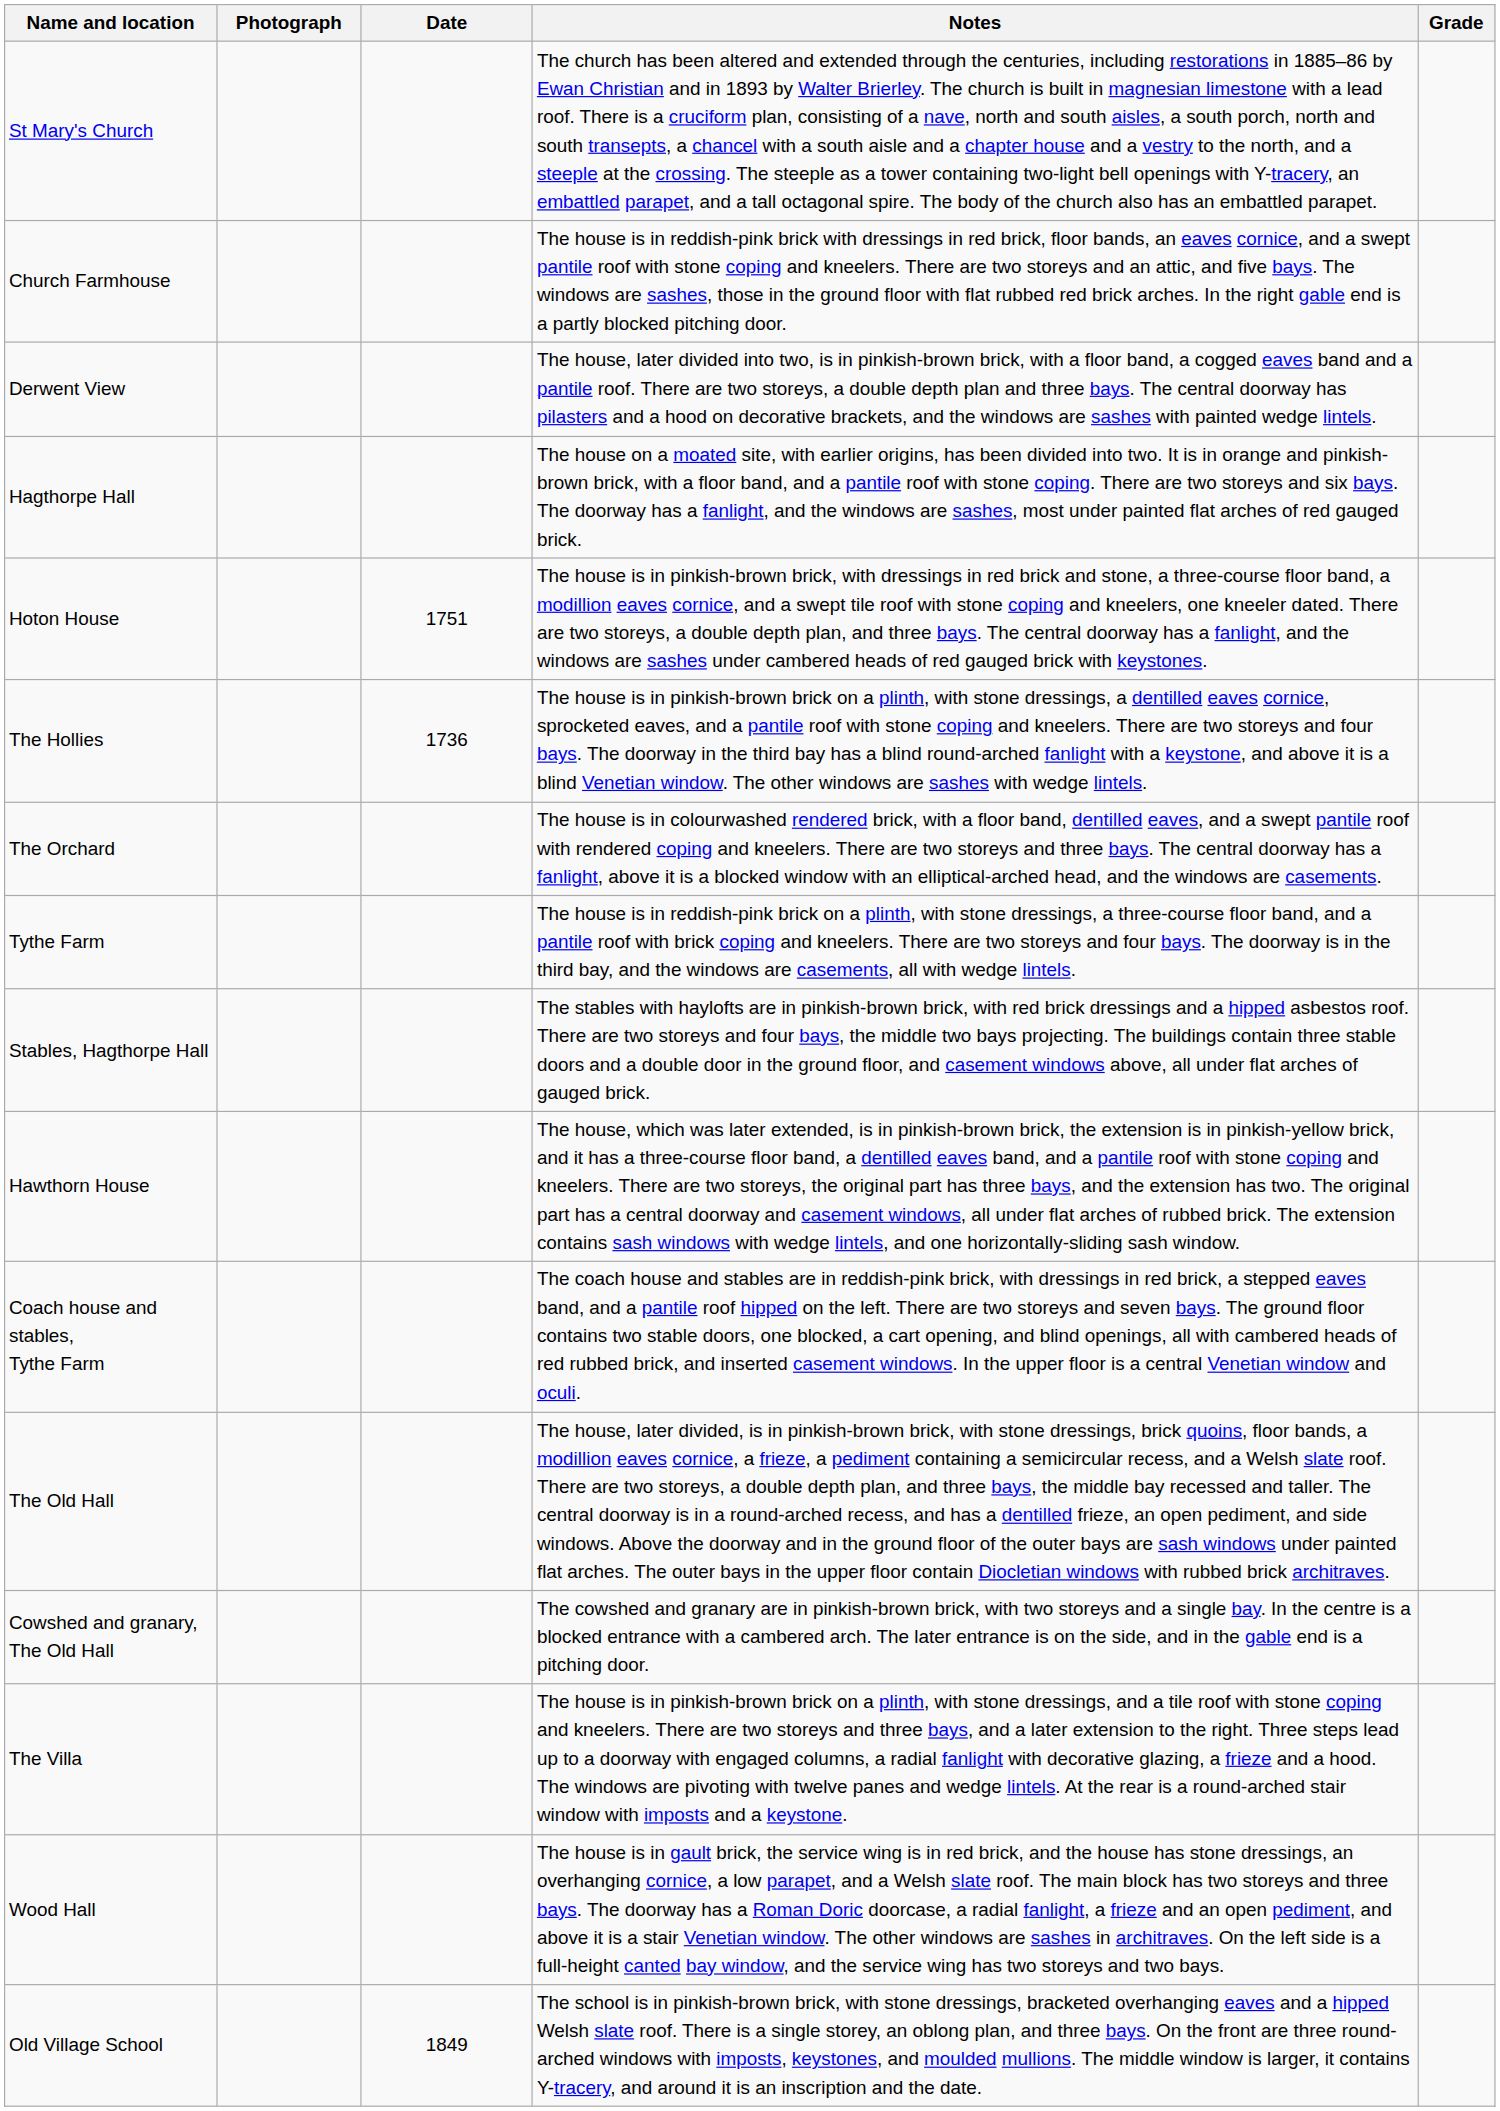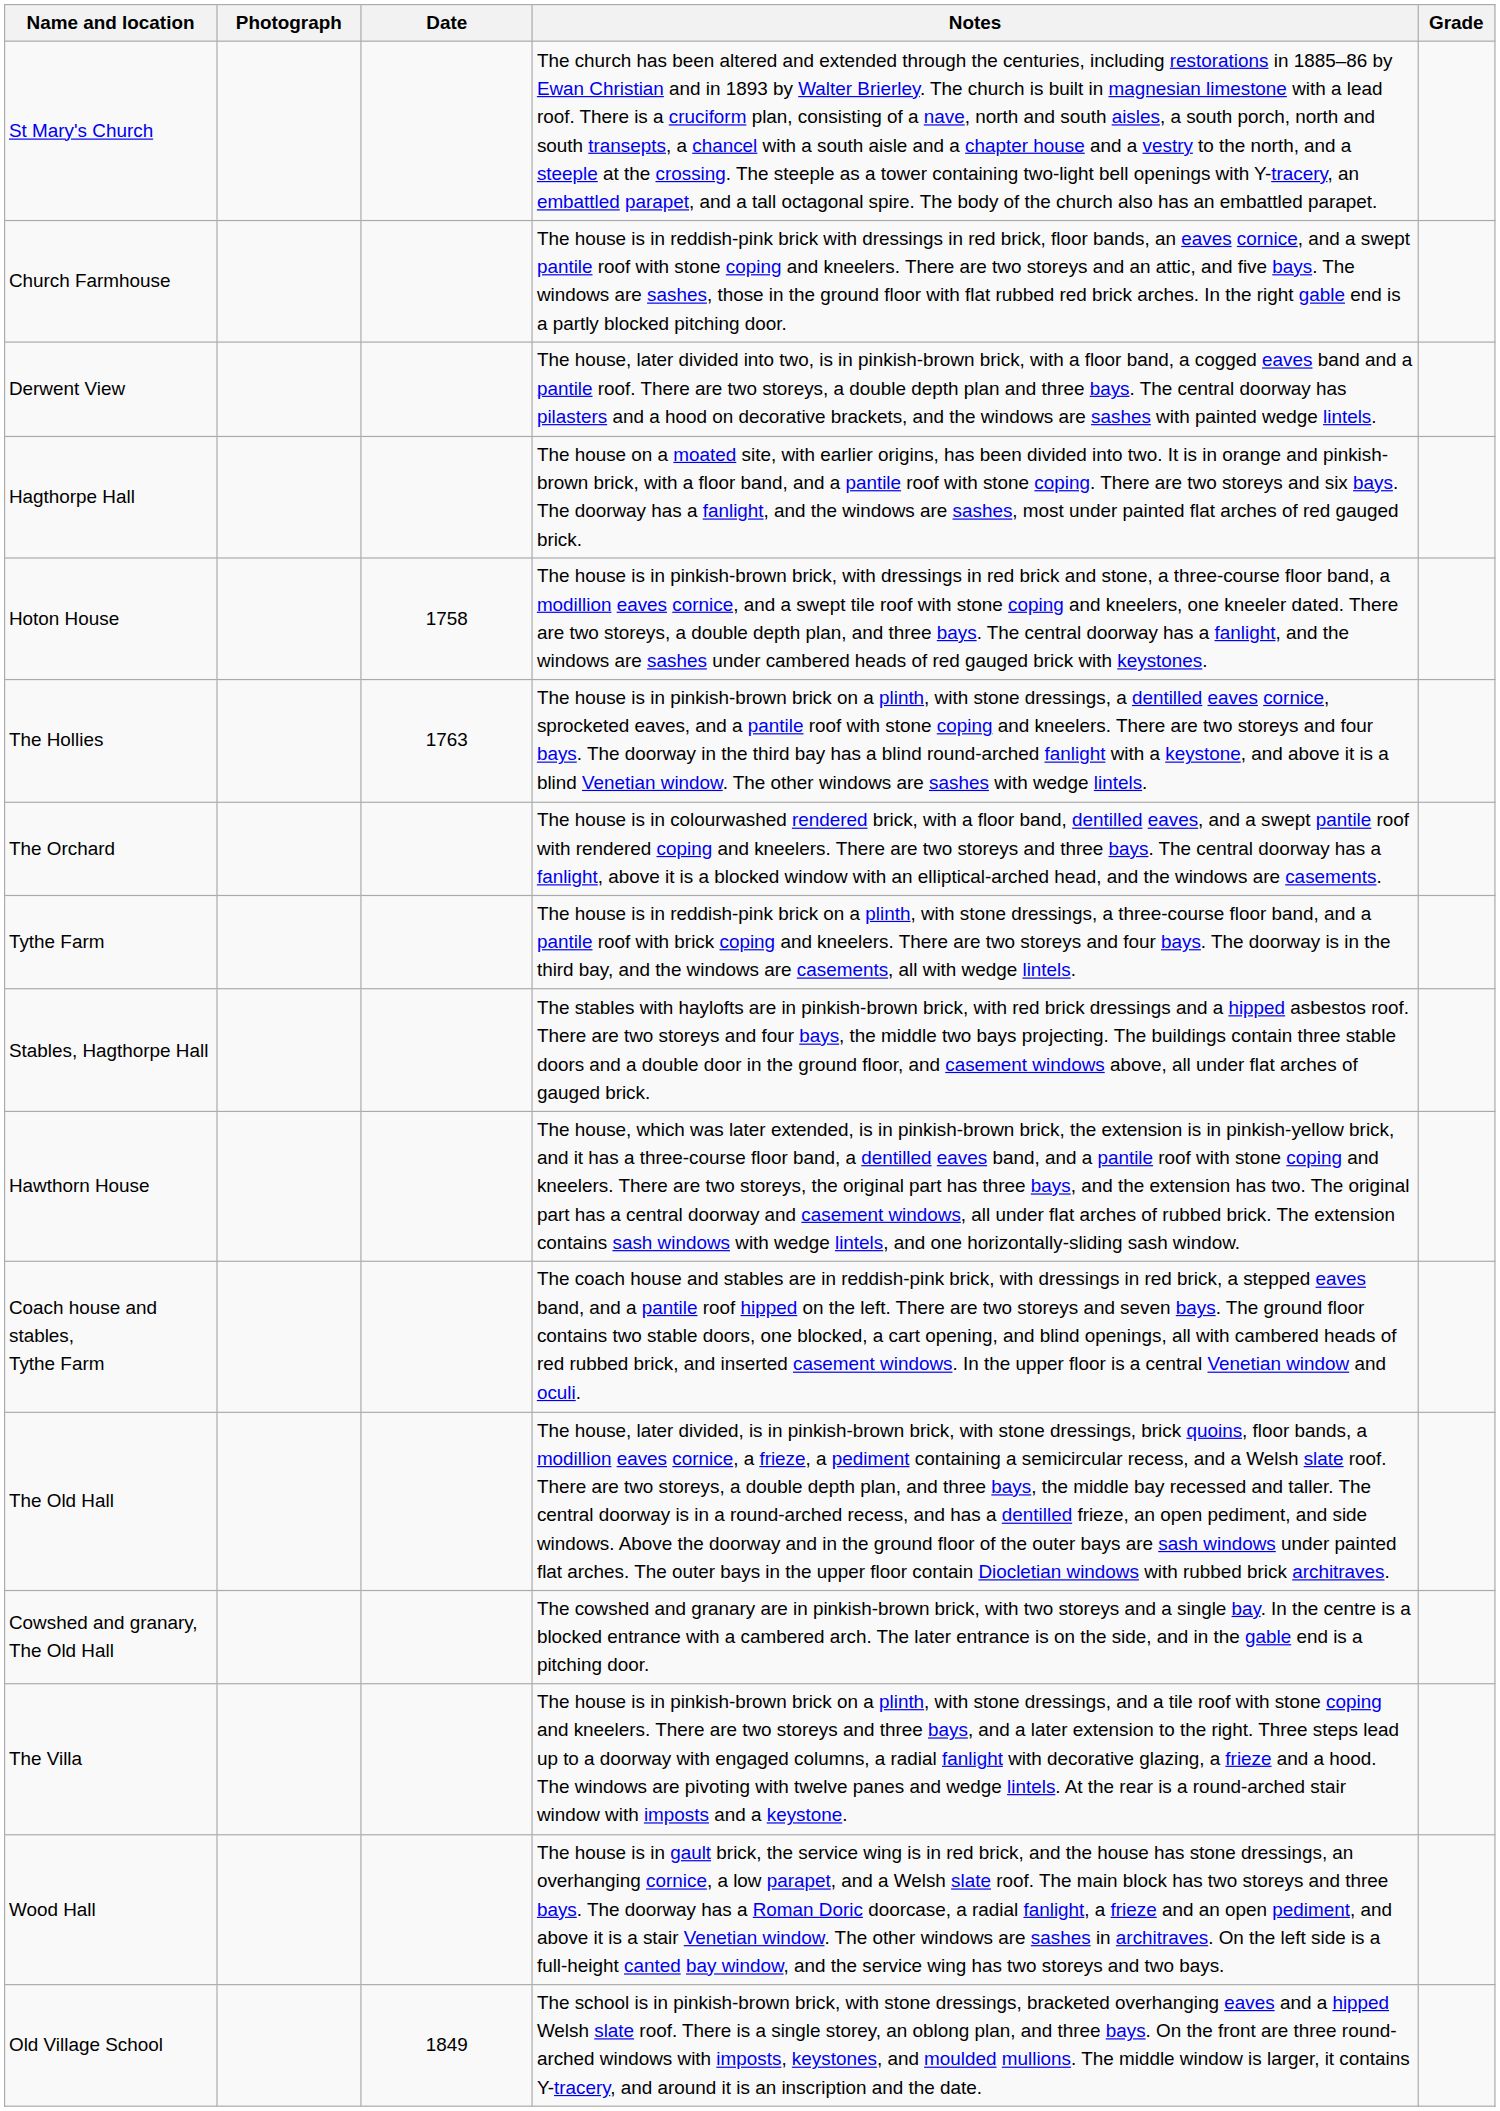(447, 618) 1751 -> (447, 618) 1758
(447, 740) 1736 -> (447, 740) 1763
